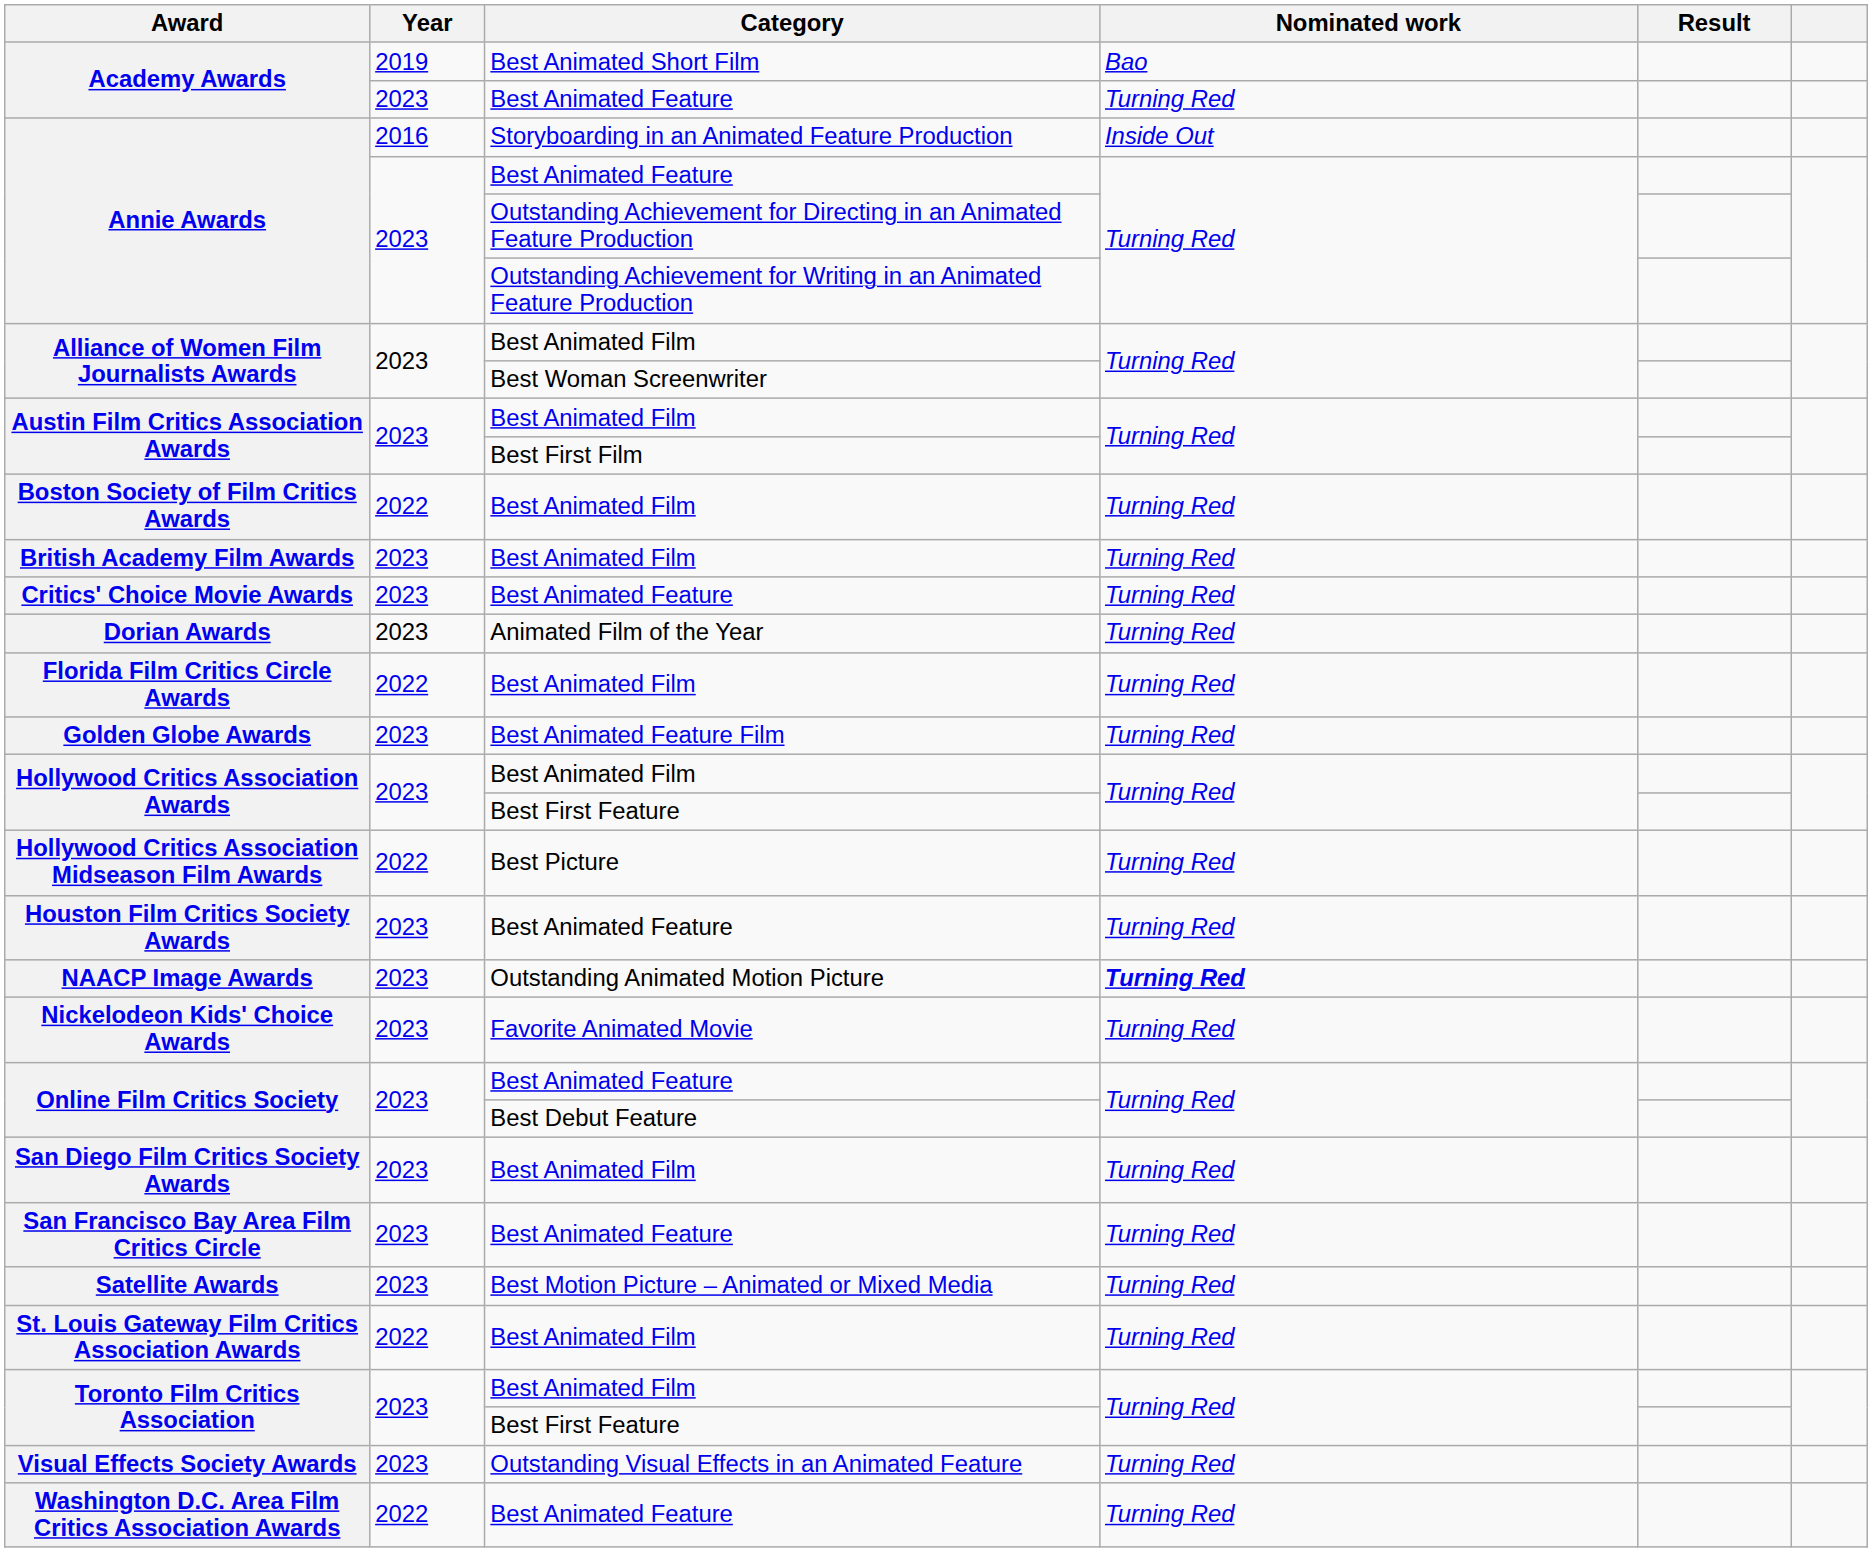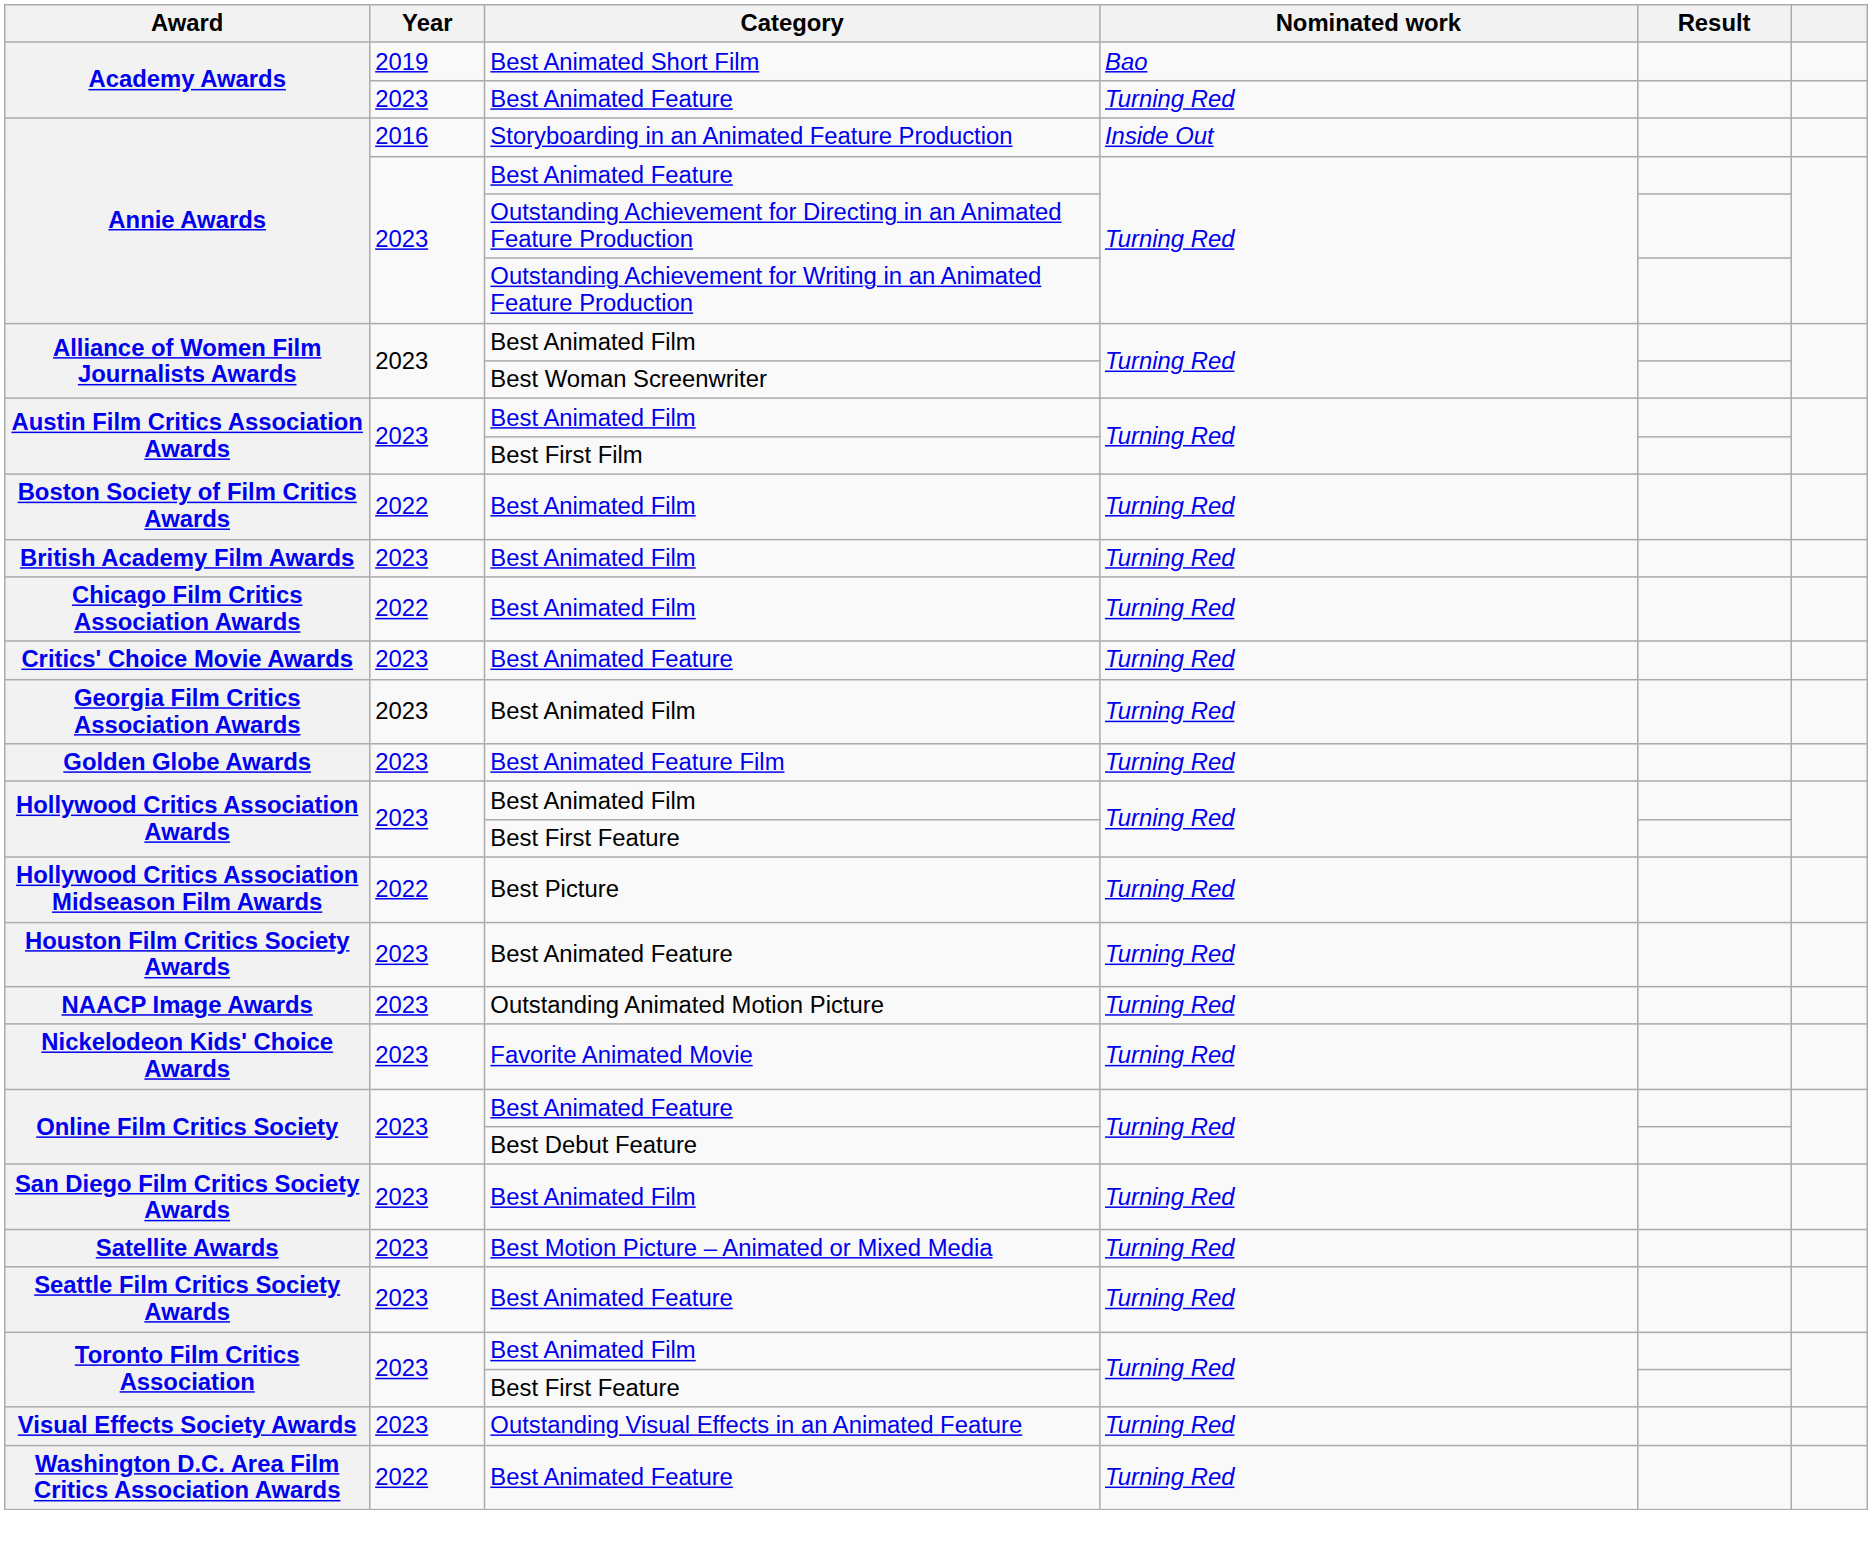+ row: (187, 608)
- row: (187, 633)
- row: (187, 684)
+ row: (187, 711)
(1175, 978) bold -> (1170, 1005) normal
- row: (187, 1234)
+ row: (187, 1299)
- row: (187, 1336)
